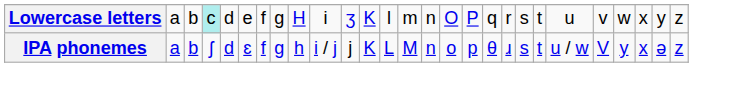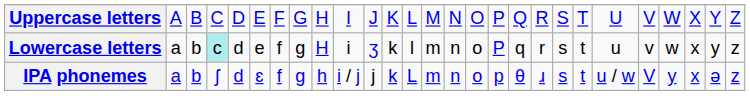+ row: (85, 18)
(370, 18) K -> (393, 47) k
(451, 18) O -> (477, 47) o
(370, 47) K -> (393, 76) k
(410, 47) M -> (433, 76) m
